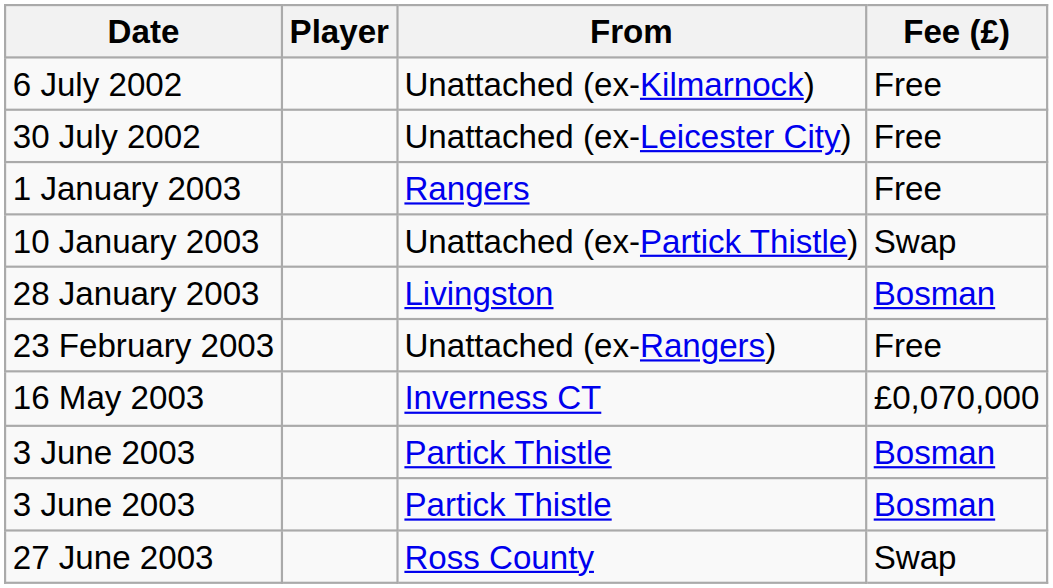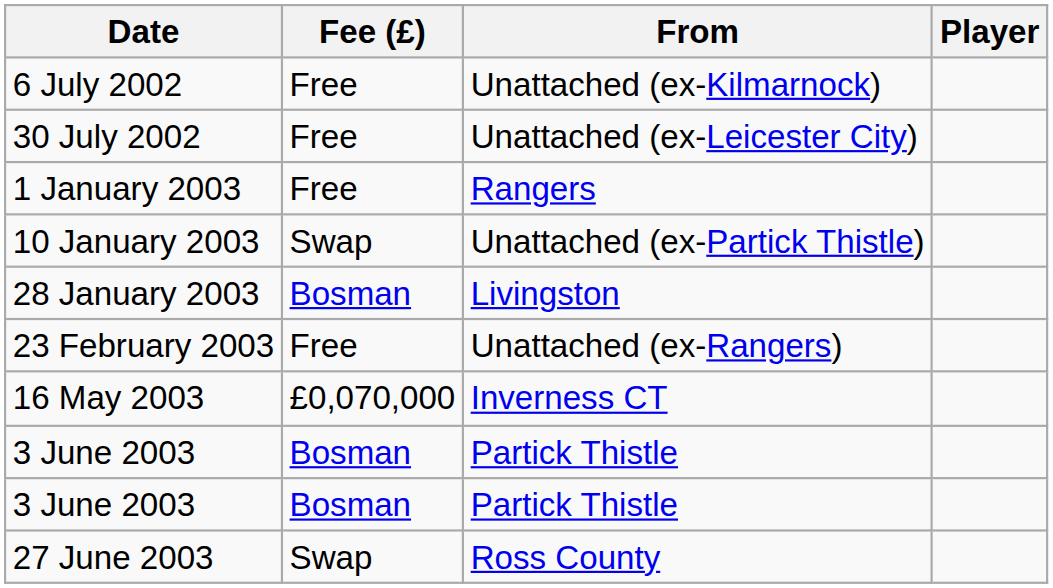columns swapped: (339, 32) <-> (957, 32)
